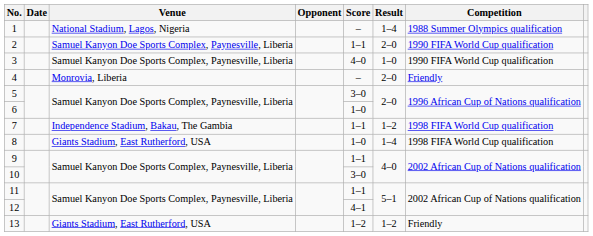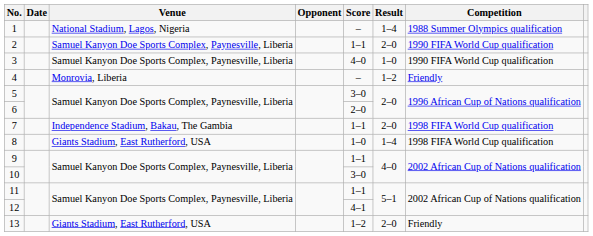(389, 77) 2–0 -> (389, 77) 1–2
(358, 110) 1–0 -> (358, 110) 2–0
(389, 126) 1–2 -> (389, 126) 2–0
(389, 223) 1–2 -> (389, 223) 2–0
